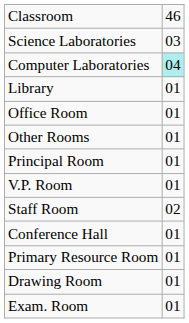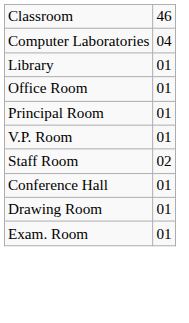- row: (72, 40)
(173, 64) paleturquoise background -> (164, 40) no background
- row: (49, 137)
- row: (83, 257)
